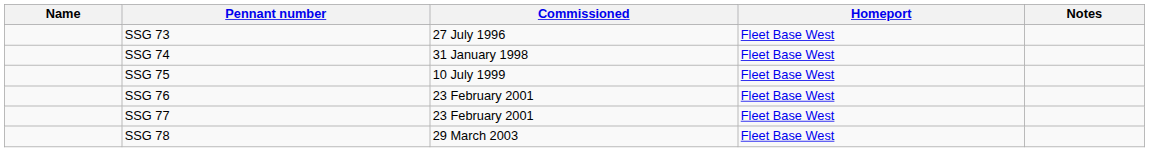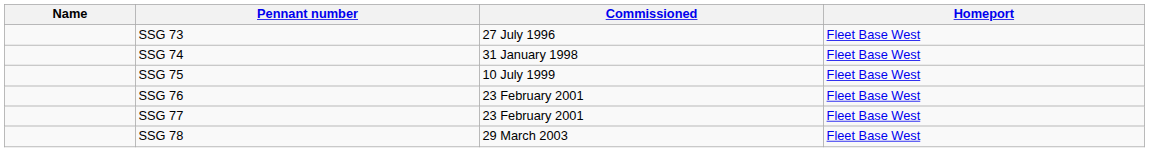- column: (1084, 14)
